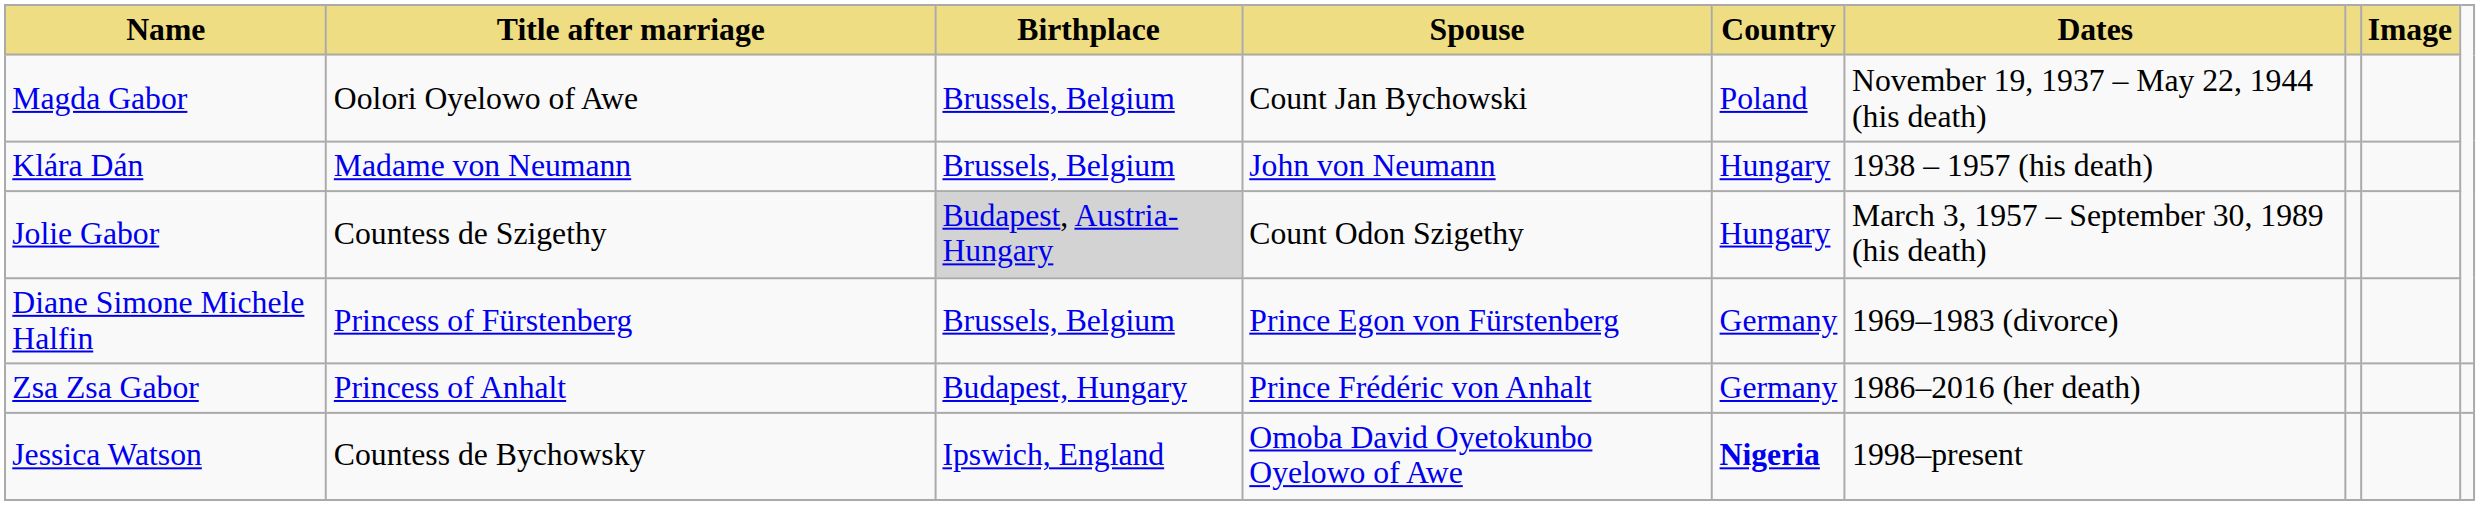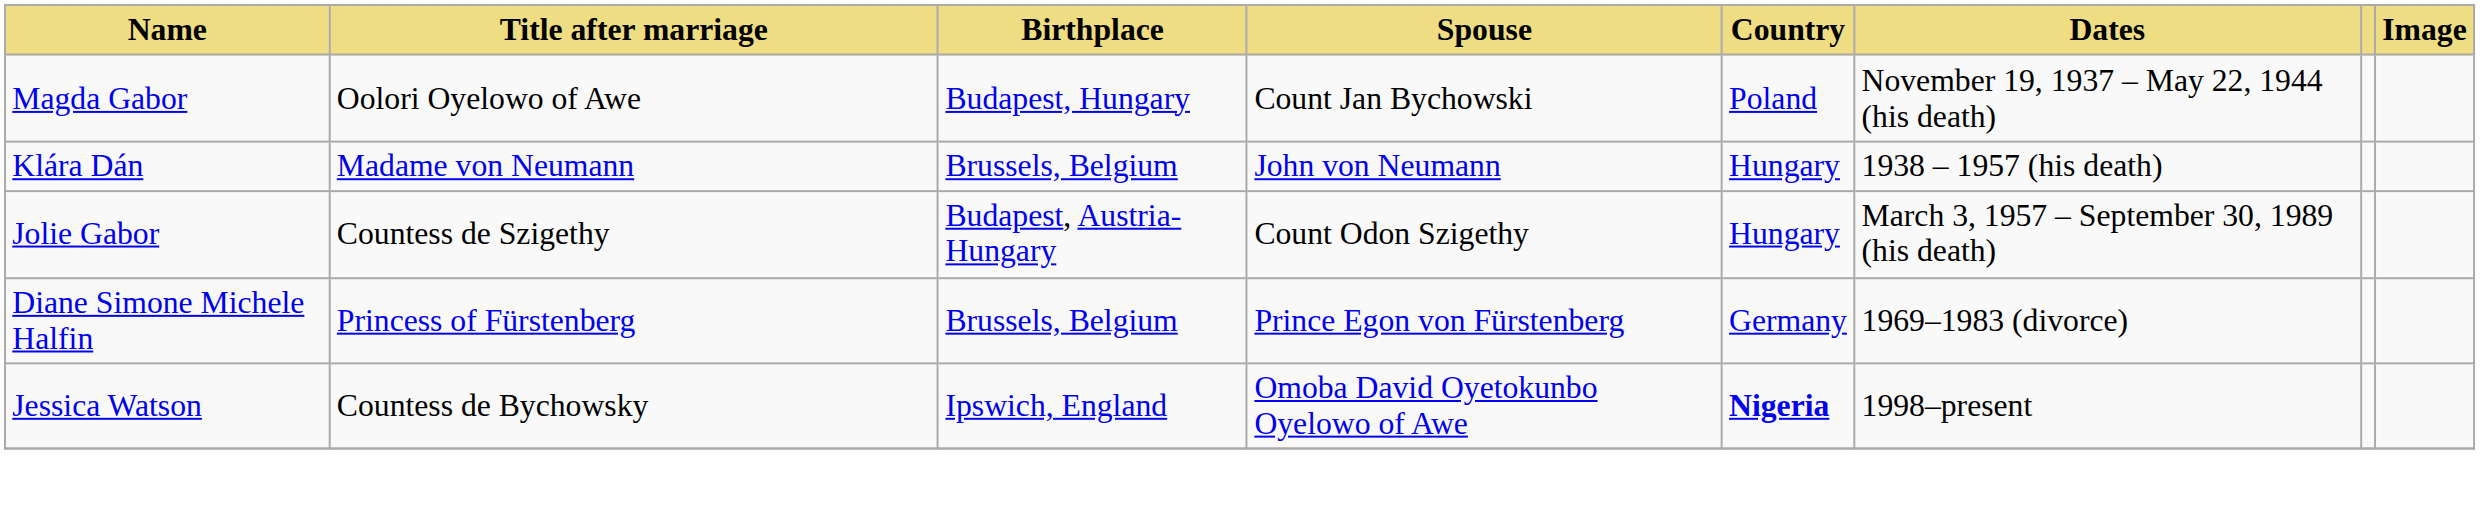(1059, 97) Brussels, Belgium -> (1068, 97) Budapest, Hungary
(1060, 233) lightgrey background -> (1063, 233) no background
- row: (106, 387)
